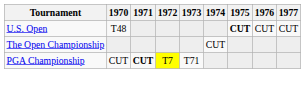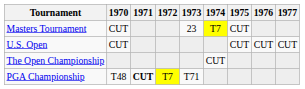+ row: (47, 28)
(119, 28) T48 -> (119, 44) CUT
(240, 28) bold -> (239, 44) normal
(119, 60) CUT -> (119, 76) T48
